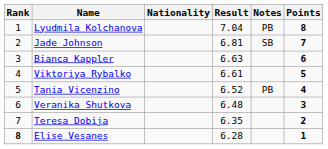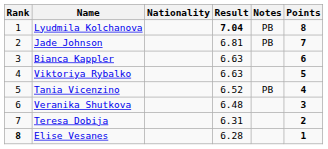(232, 28) normal -> (232, 28) bold
(268, 43) SB -> (268, 43) PB
(232, 74) 6.61 -> (232, 74) 6.63
(232, 120) 6.35 -> (232, 120) 6.31
